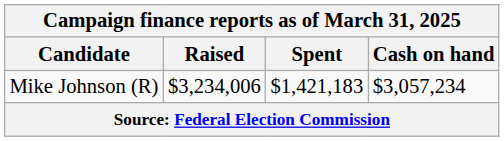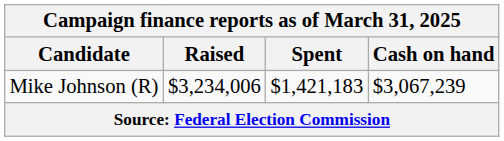(419, 86) $3,057,234 -> (419, 86) $3,067,239
